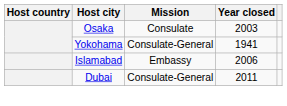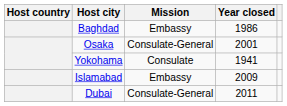+ row: (99, 28)
(170, 28) Consulate -> (170, 45) Consulate-General
(246, 28) 2003 -> (246, 45) 2001
(170, 45) Consulate-General -> (170, 61) Consulate
(246, 61) 2006 -> (246, 77) 2009
